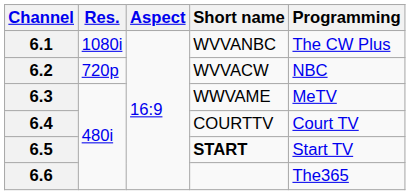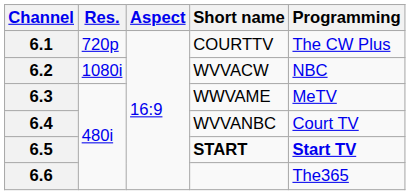(102, 44) 1080i -> (100, 44) 720p
(235, 44) WVVANBC -> (233, 44) COURTTV
(100, 70) 720p -> (102, 70) 1080i
(233, 123) COURTTV -> (235, 123) WVVANBC
(323, 149) normal -> (324, 149) bold
